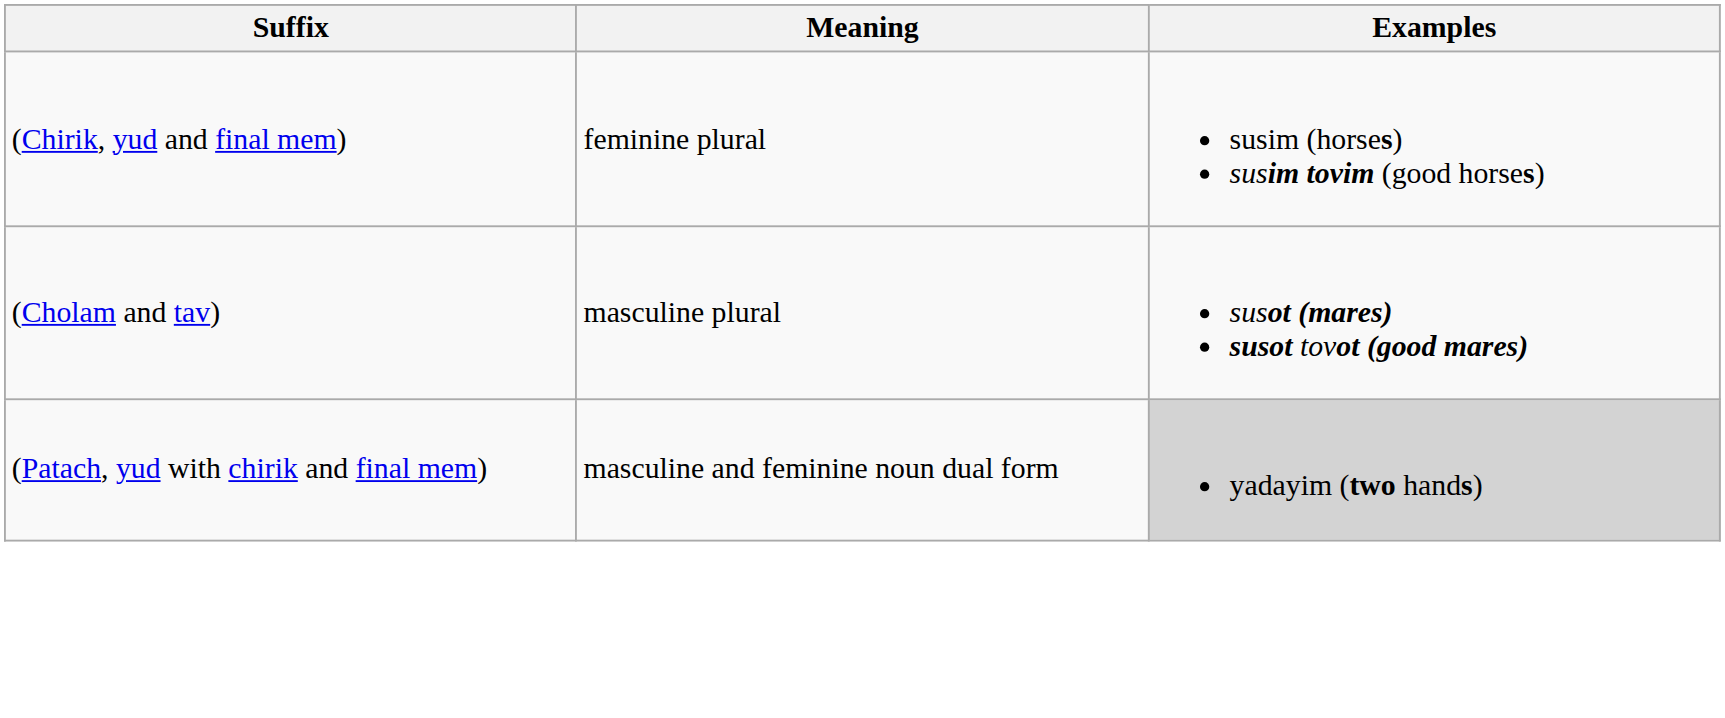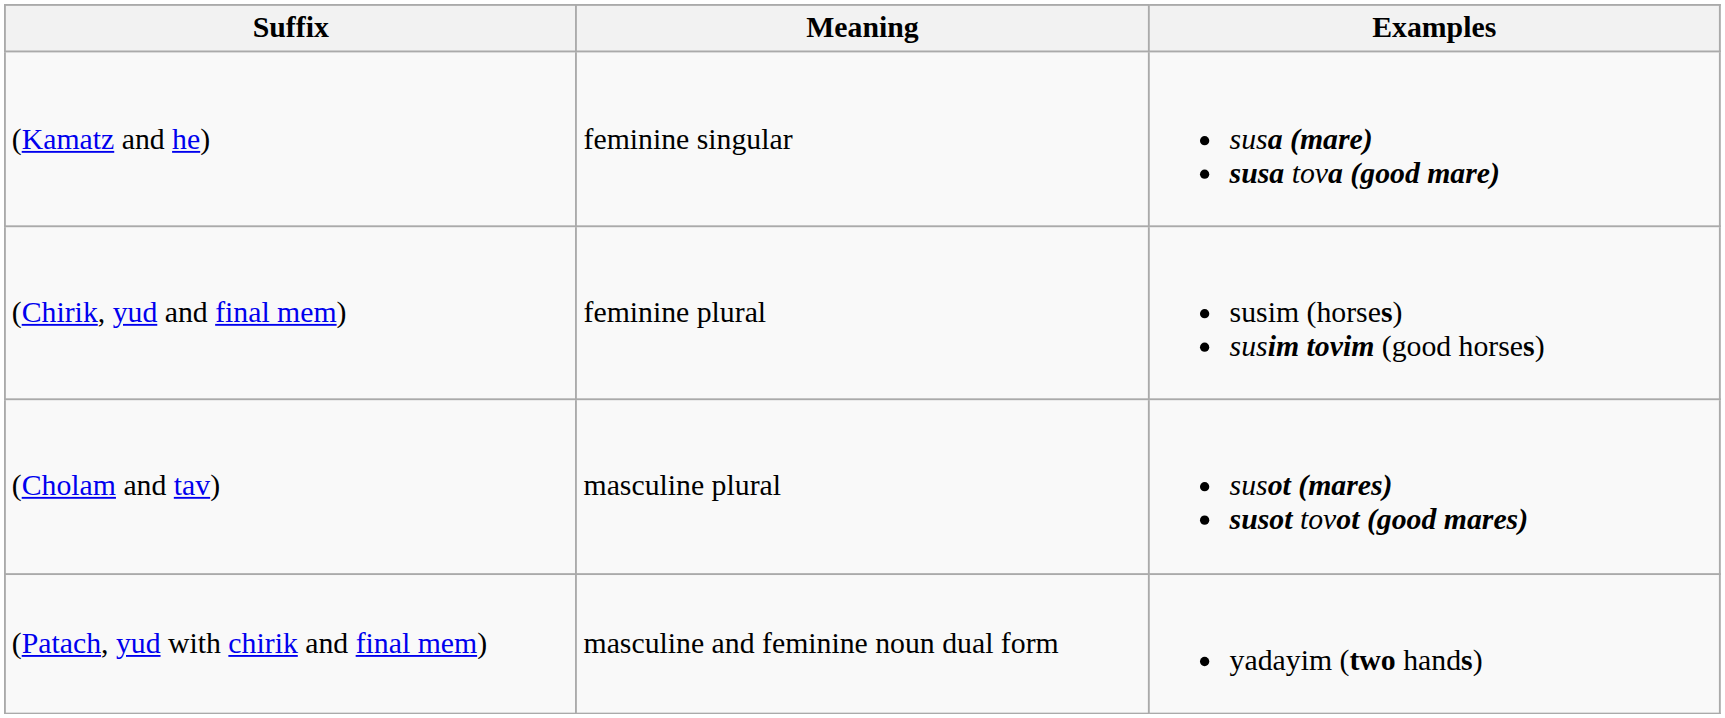+ row: (111, 138)
(1434, 486) lightgrey background -> (1434, 660) no background
